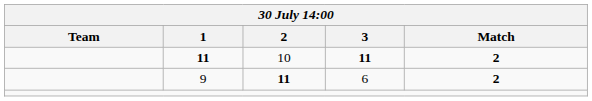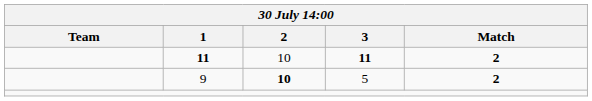(284, 79) 11 -> (284, 79) 10
(365, 79) 6 -> (365, 79) 5
